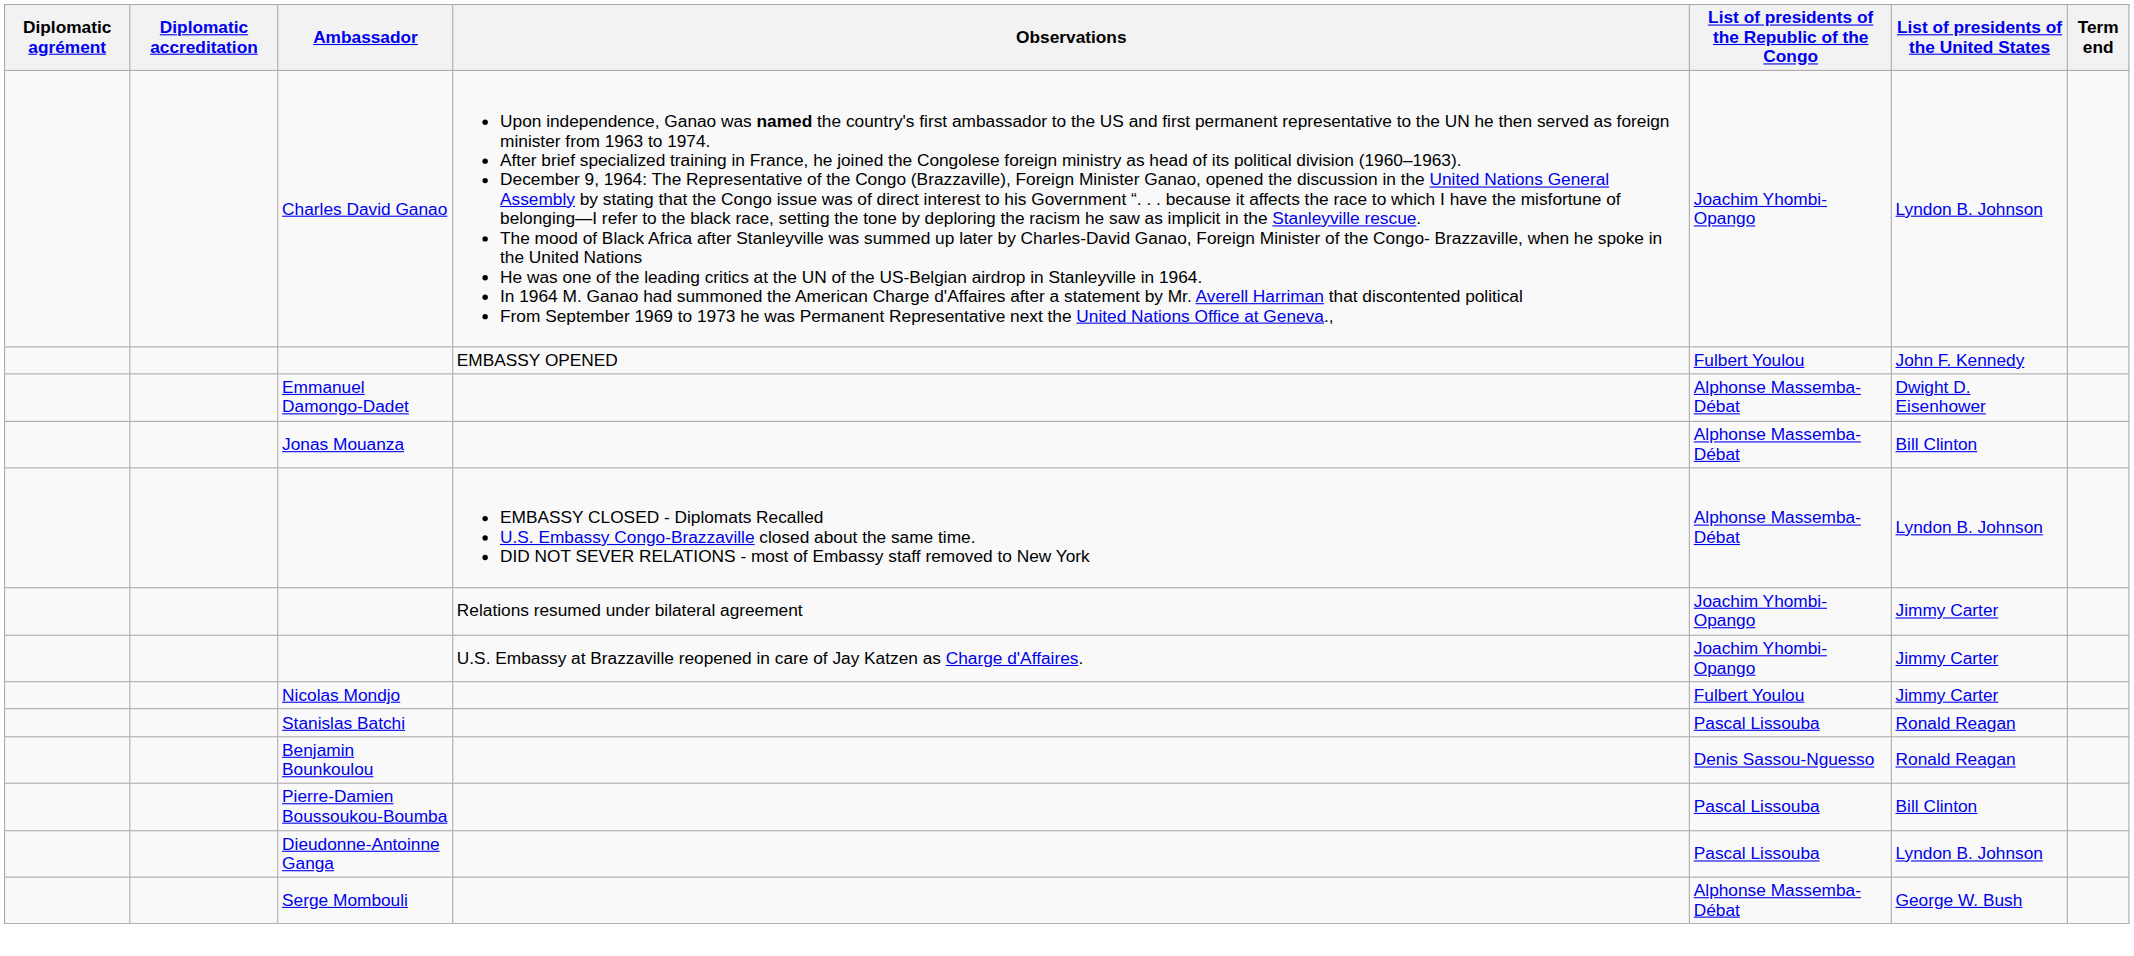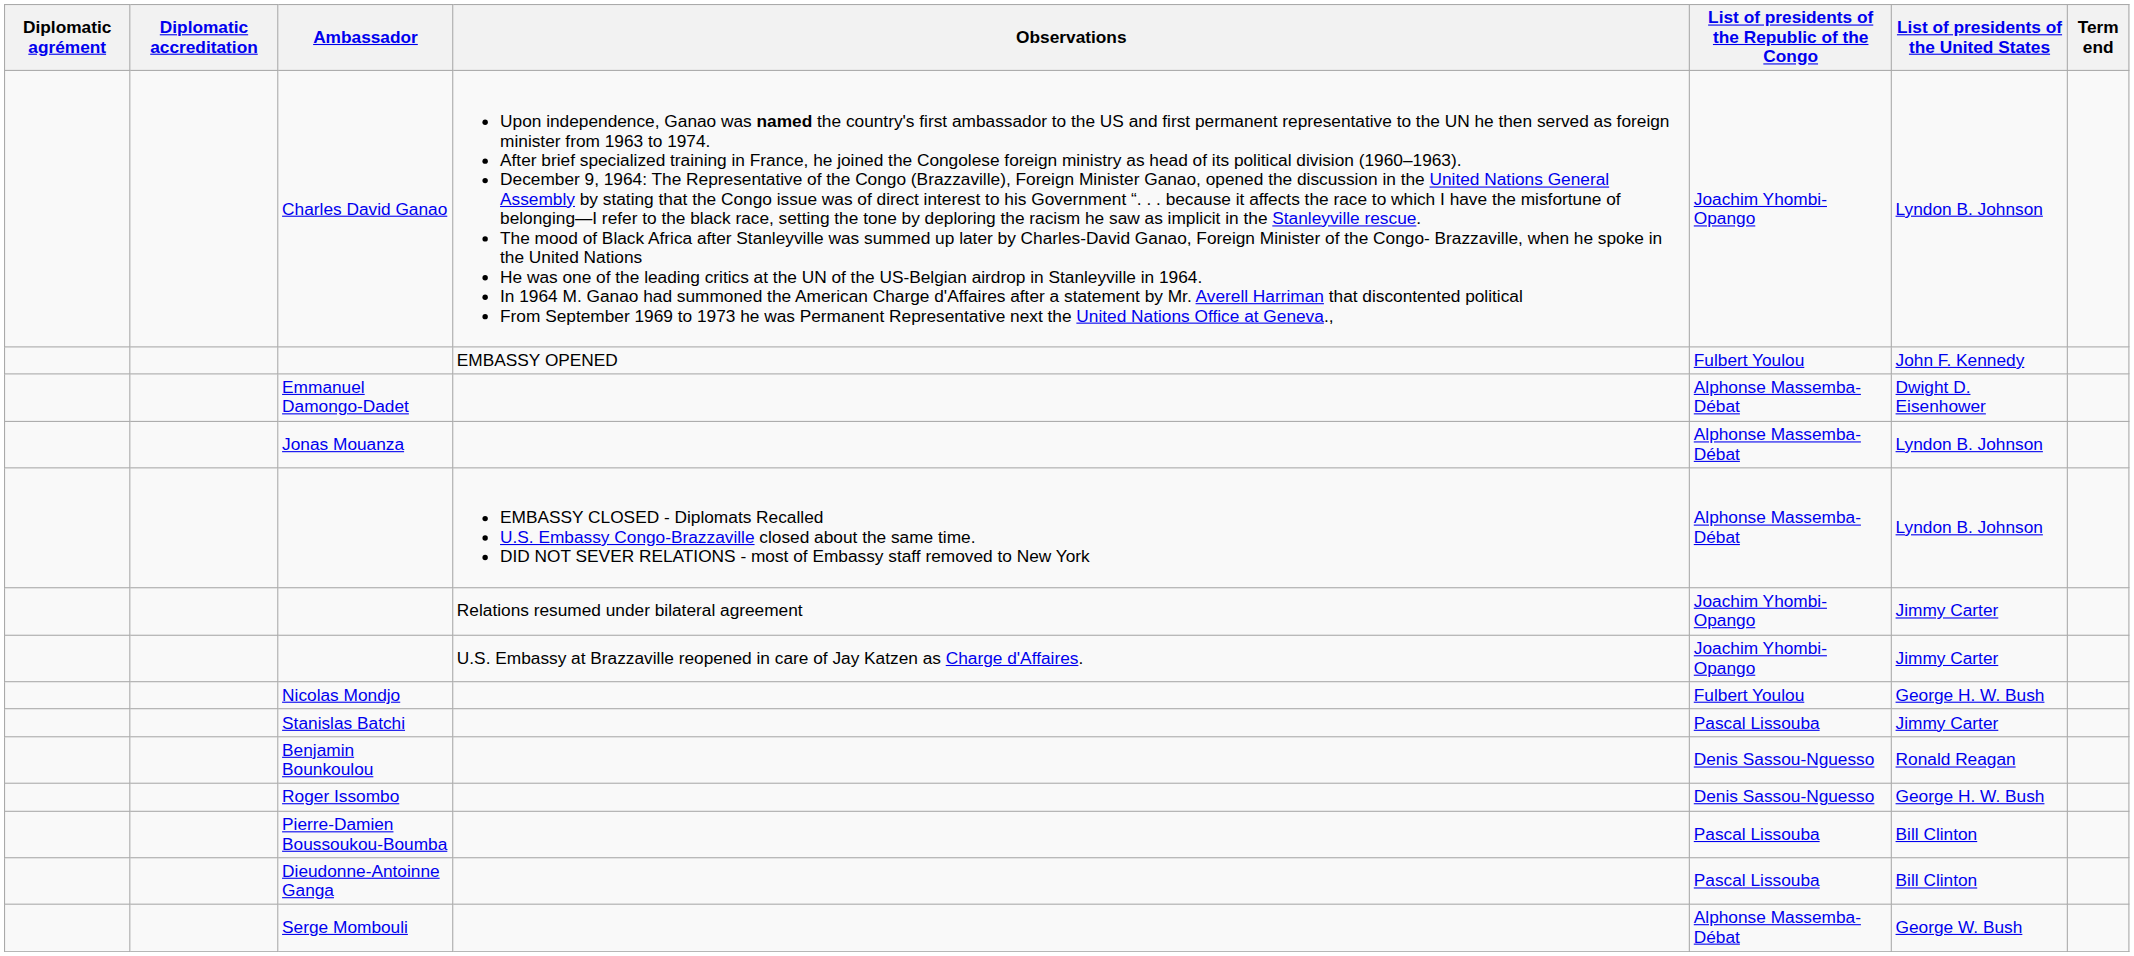(1936, 444) Bill Clinton -> (1969, 444) Lyndon B. Johnson
(1947, 695) Jimmy Carter -> (1970, 695) George H. W. Bush
(1956, 722) Ronald Reagan -> (1947, 722) Jimmy Carter
+ row: (341, 797)
(1969, 853) Lyndon B. Johnson -> (1936, 880) Bill Clinton
